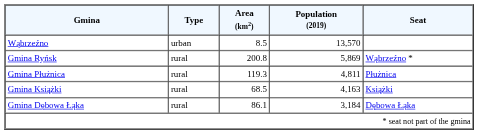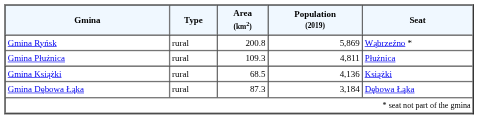- row: (28, 42)
(257, 74) 119.3 -> (255, 58) 109.3
(350, 89) 4,163 -> (350, 74) 4,136
(259, 105) 86.1 -> (258, 89) 87.3
